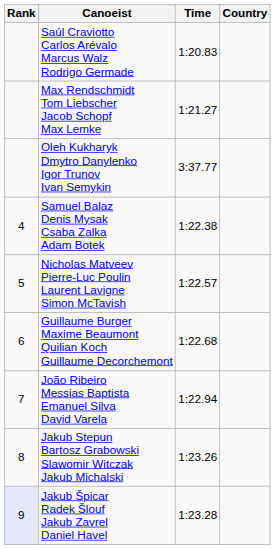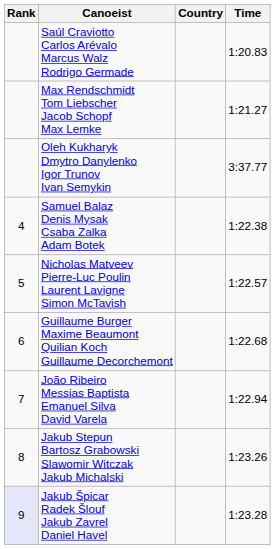columns swapped: (245, 13) <-> (198, 13)
